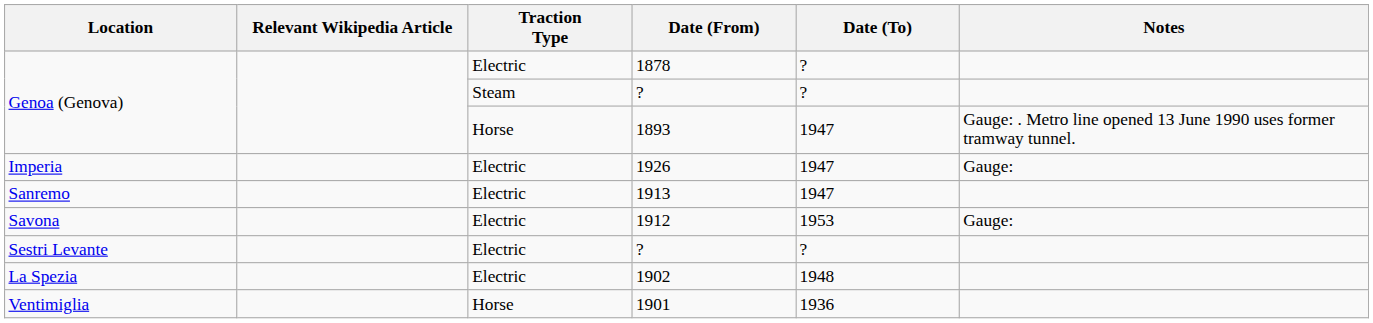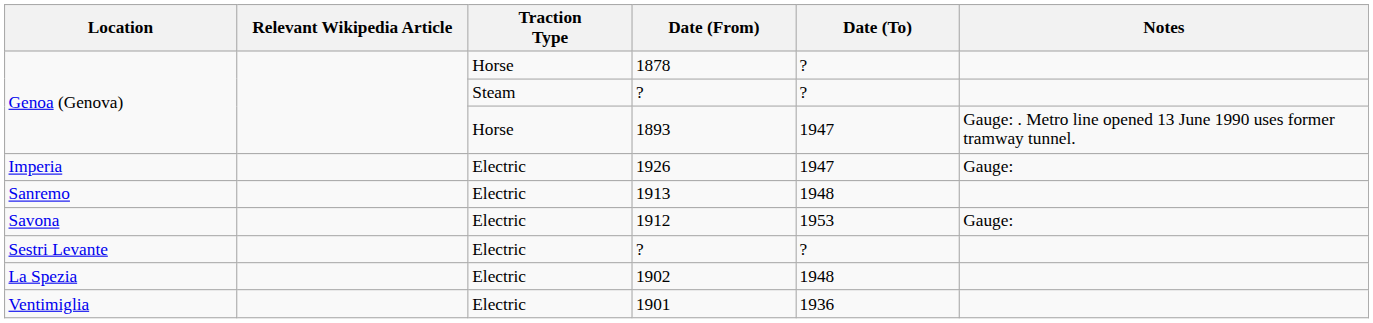(499, 65) Electric -> (493, 65) Horse
(817, 194) 1947 -> (817, 194) 1948
(493, 303) Horse -> (499, 303) Electric
